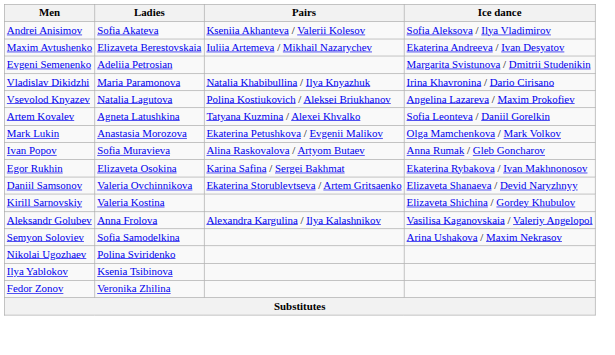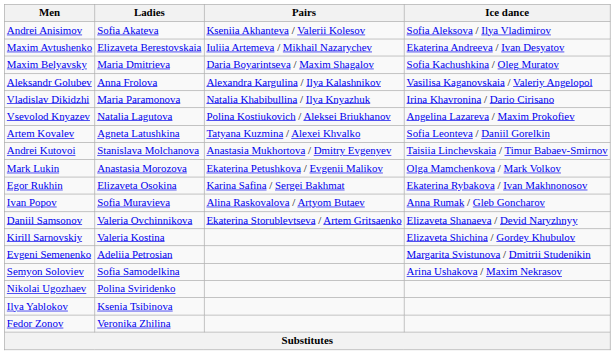+ row: (47, 64)
rows swapped: (49, 220) <-> (49, 64)
+ row: (41, 151)
rows swapped: (32, 151) <-> (35, 168)
